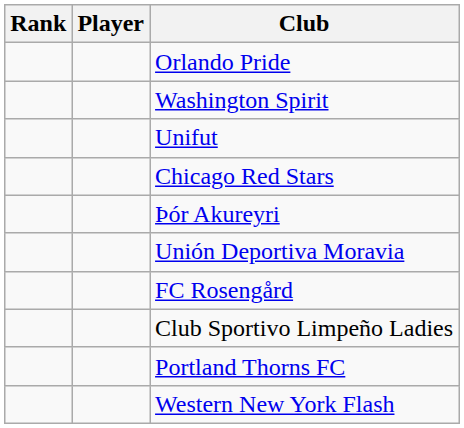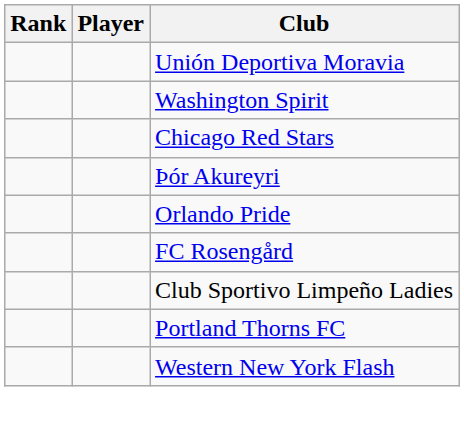rows swapped: (223, 61) <-> (280, 251)
- row: (186, 137)
